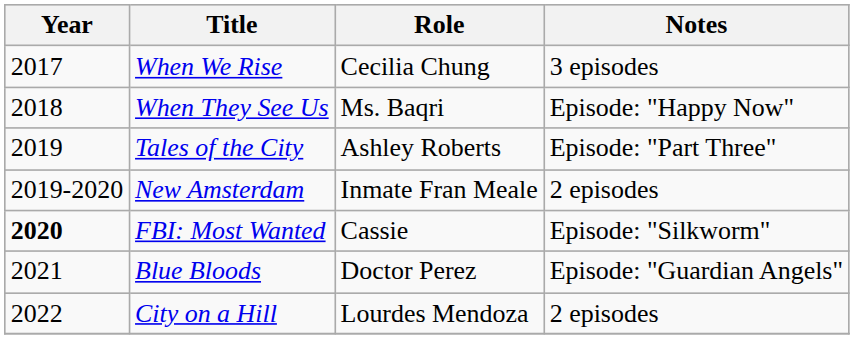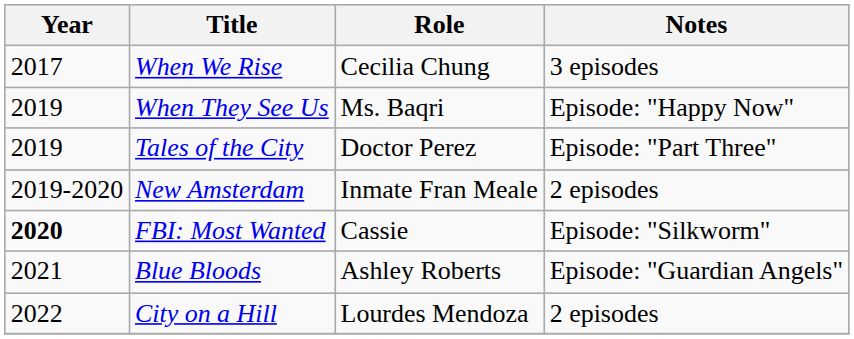(37, 107) 2018 -> (37, 107) 2019
(421, 148) Ashley Roberts -> (409, 148) Doctor Perez
(409, 271) Doctor Perez -> (421, 271) Ashley Roberts
